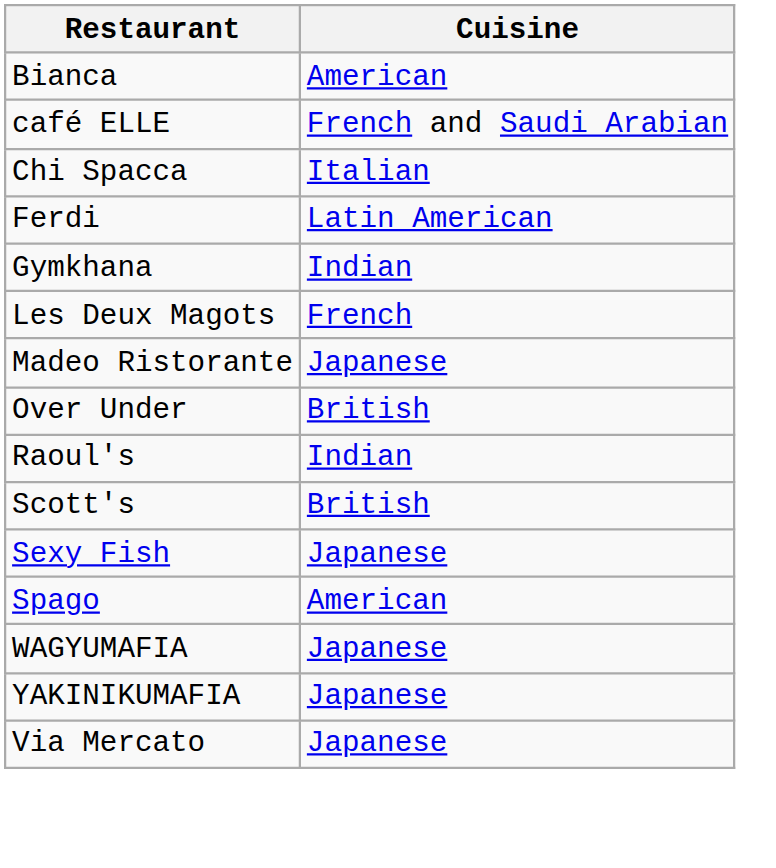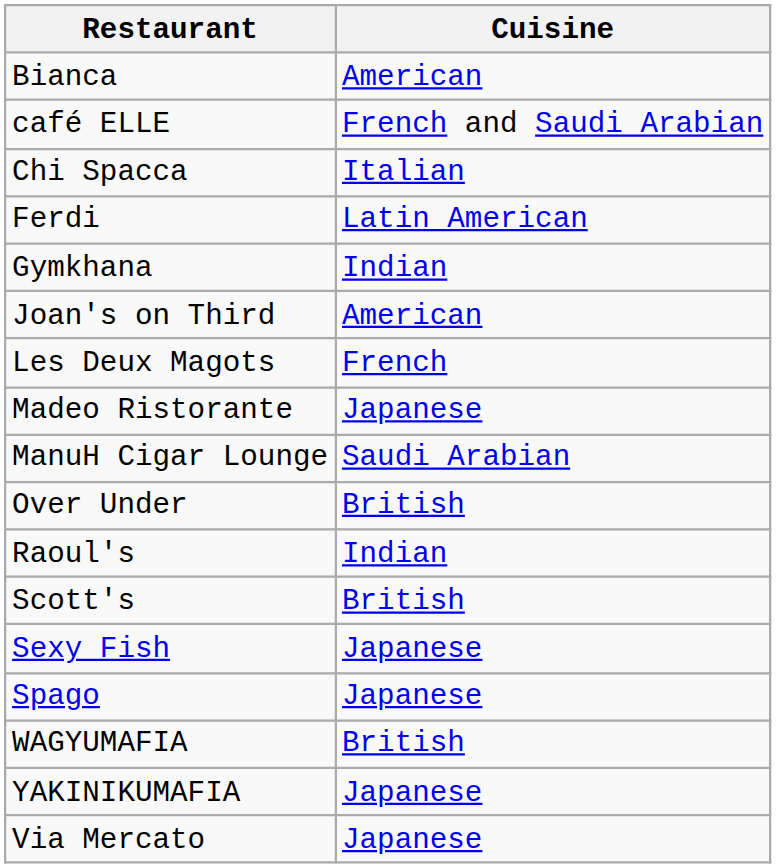+ row: (144, 315)
+ row: (170, 458)
(377, 601) American -> (412, 696) Japanese
(377, 649) Japanese -> (403, 744) British
